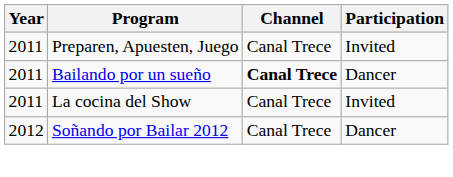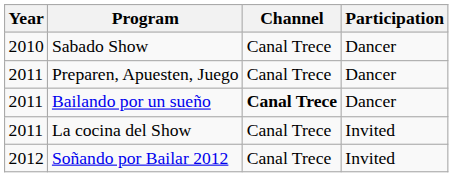+ row: (100, 46)
(370, 46) Invited -> (371, 74) Dancer
(371, 130) Dancer -> (370, 158) Invited
